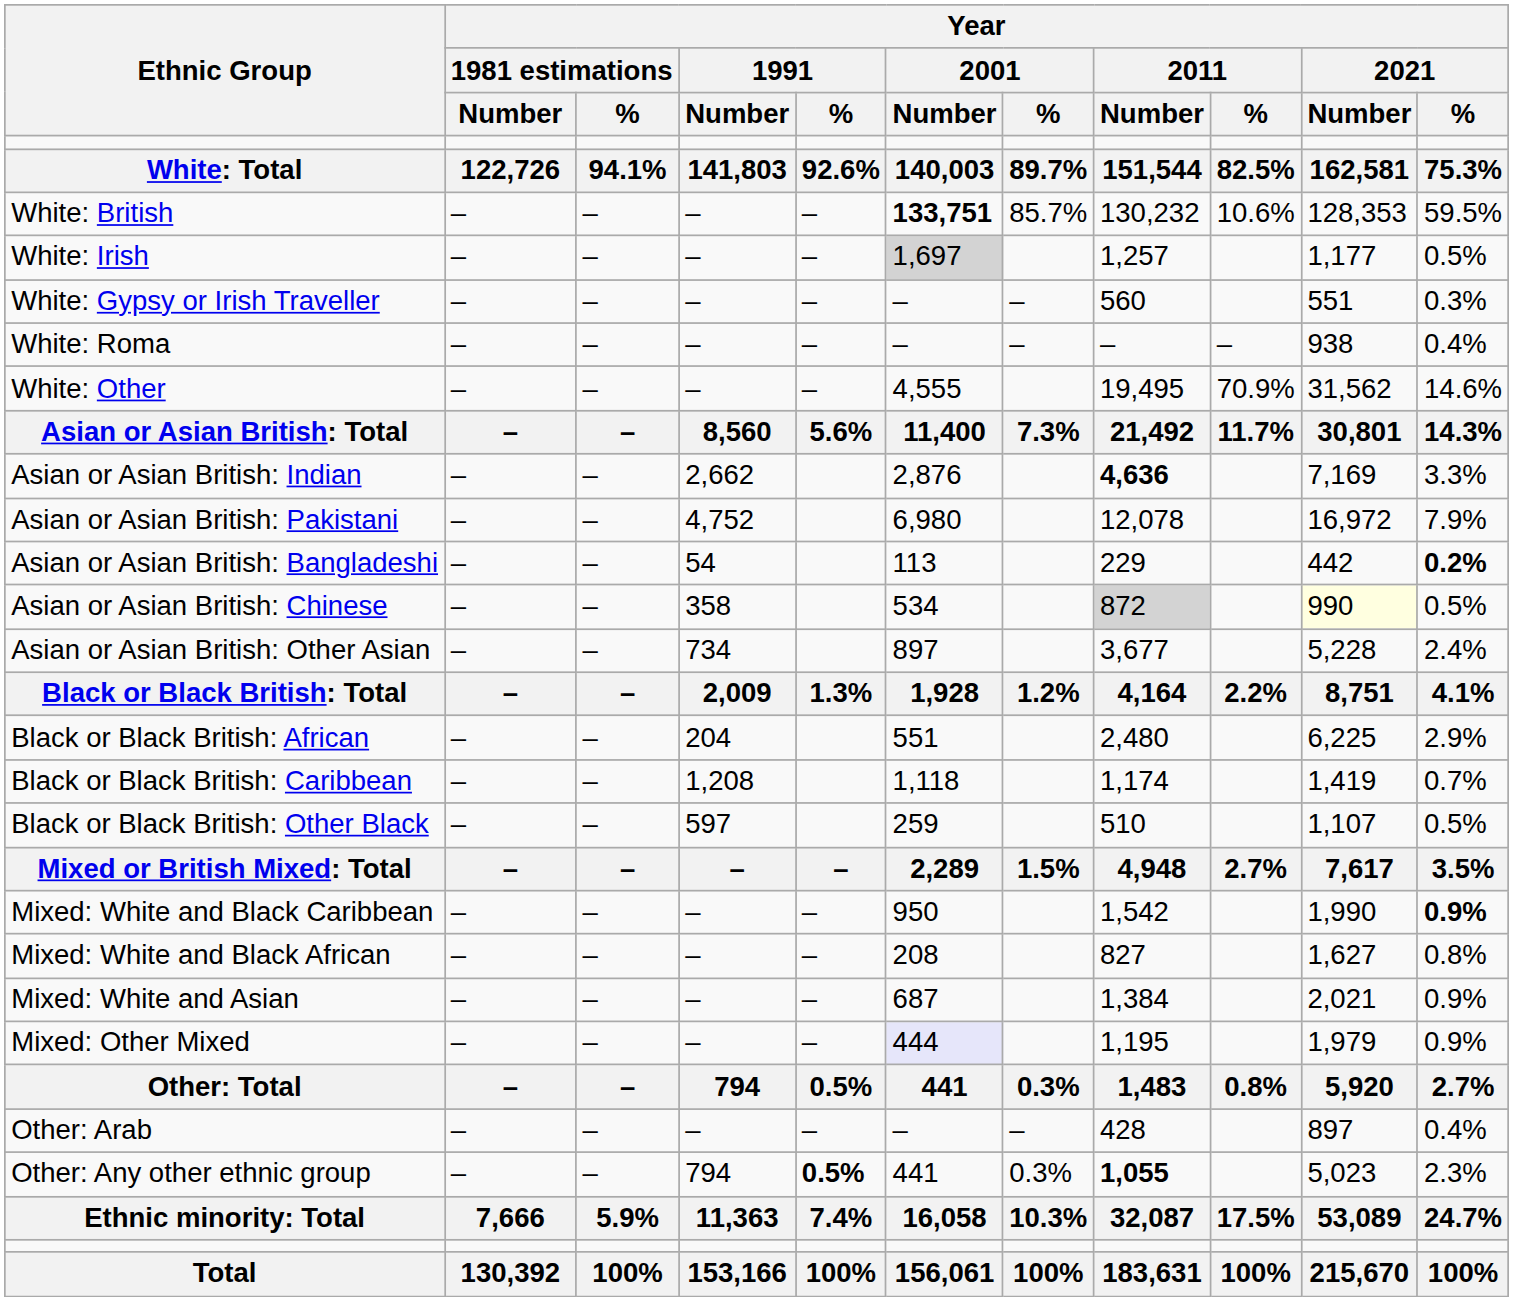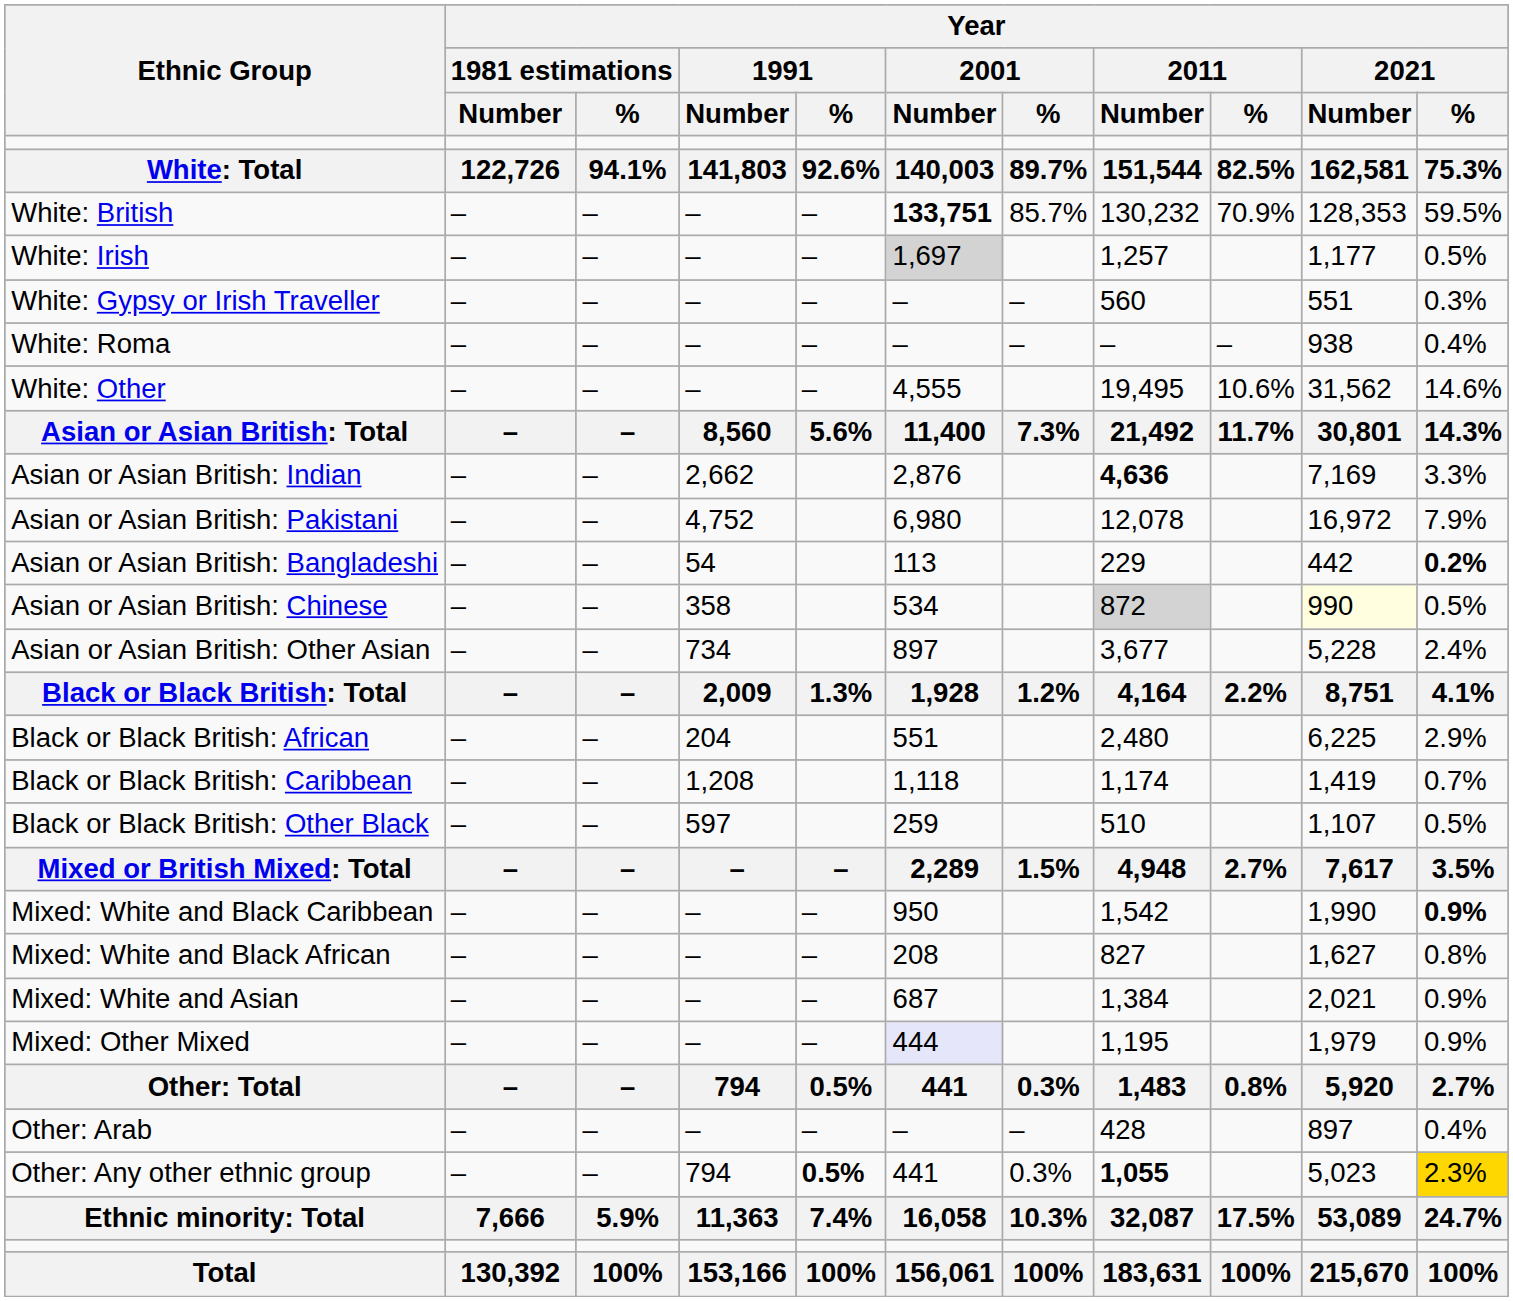(1256, 213) 10.6% -> (1256, 213) 70.9%
(1256, 388) 70.9% -> (1256, 388) 10.6%
(1455, 1173) no background -> (1455, 1173) gold background
